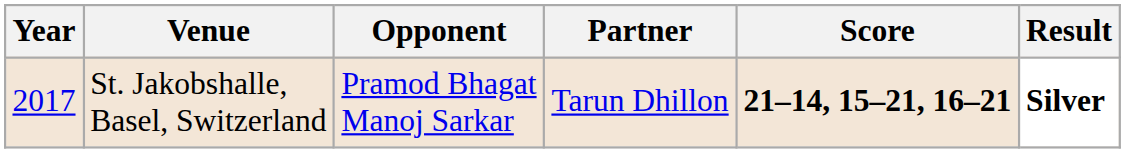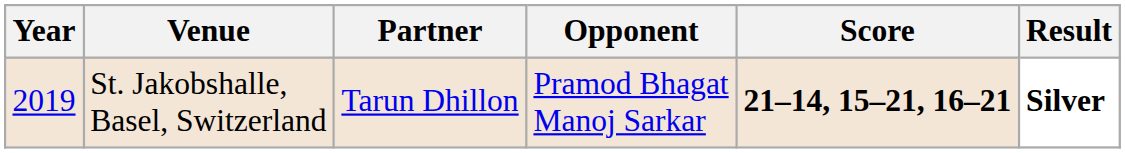columns swapped: (640, 30) <-> (439, 30)
(44, 101) 2017 -> (44, 101) 2019
